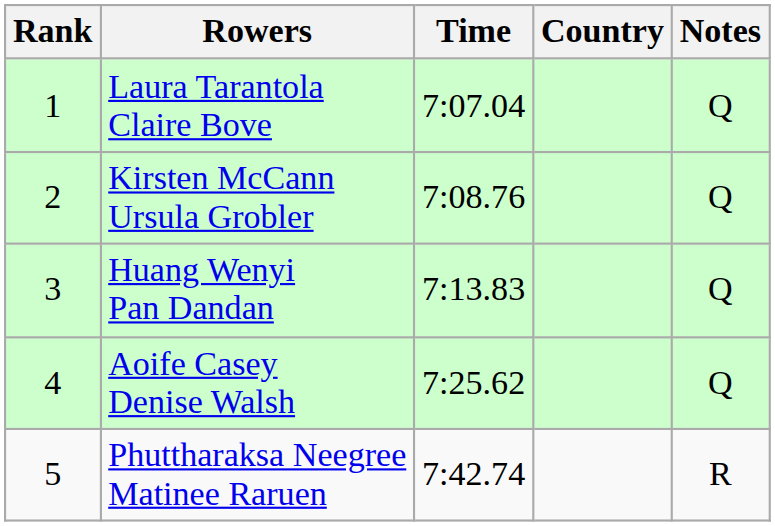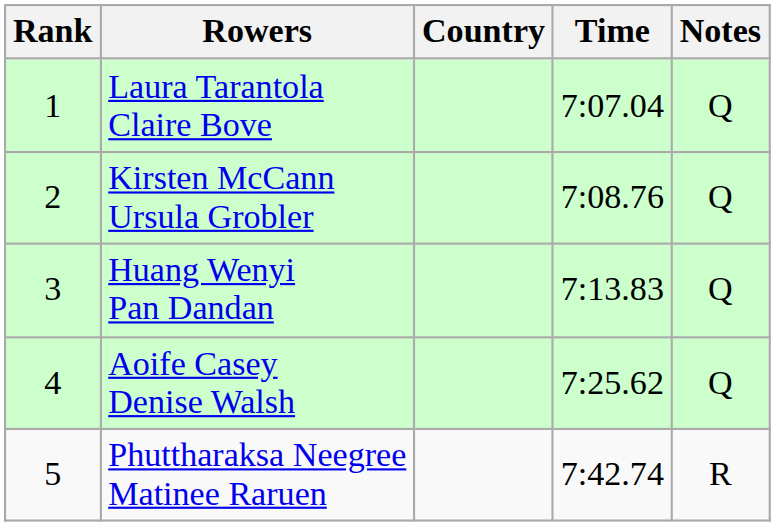columns swapped: (602, 31) <-> (474, 31)
